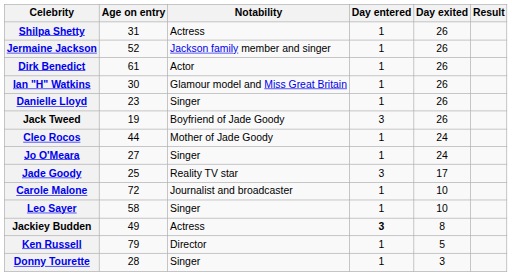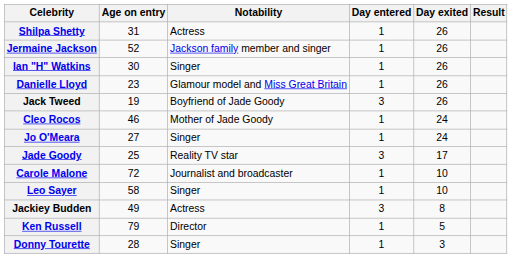- row: (52, 66)
(259, 84) Glamour model and Miss Great Britain -> (185, 66) Singer
(185, 102) Singer -> (259, 84) Glamour model and Miss Great Britain
(133, 137) 44 -> (133, 120) 46
(381, 226) bold -> (381, 209) normal
